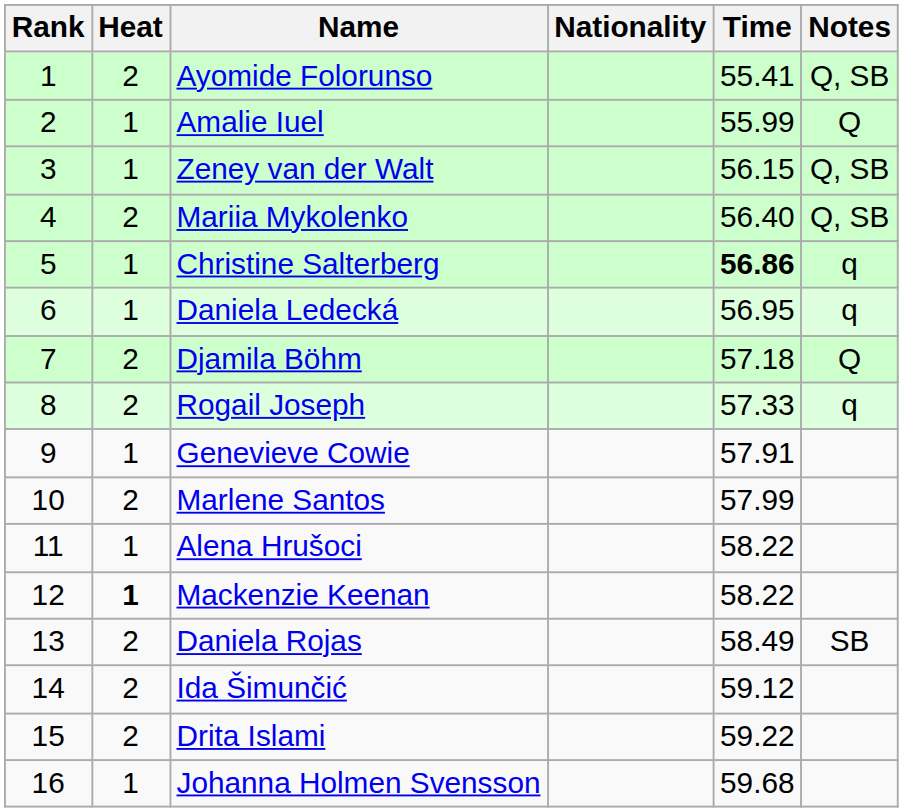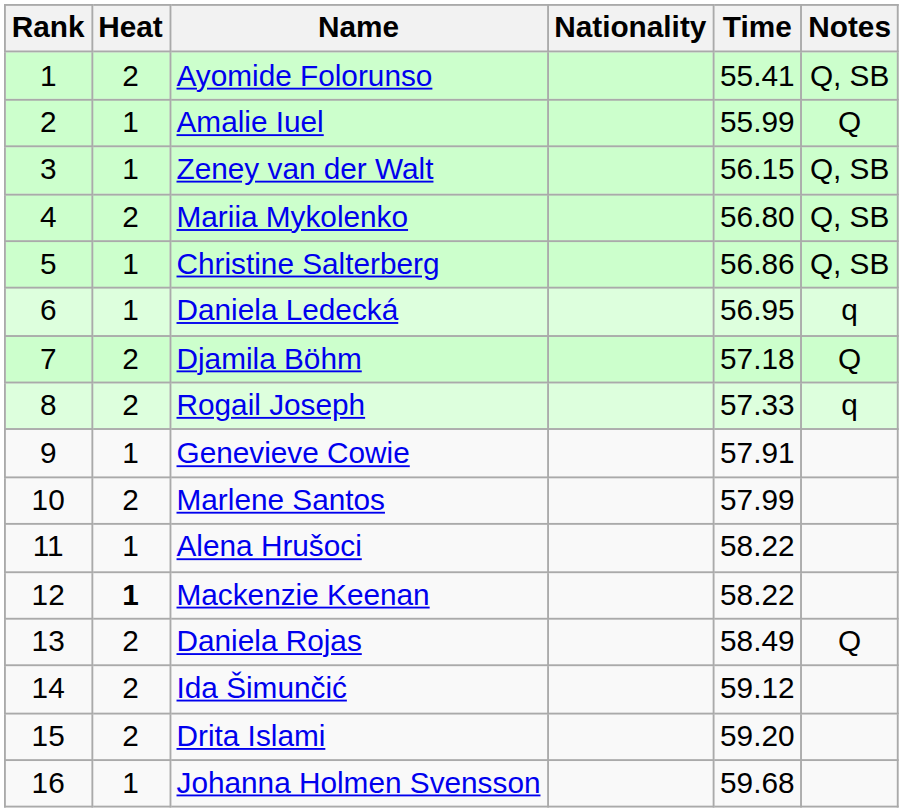(757, 216) 56.40 -> (757, 216) 56.80
(757, 264) bold -> (757, 264) normal
(850, 264) q -> (850, 264) Q, SB
(850, 641) SB -> (850, 641) Q
(757, 736) 59.22 -> (757, 736) 59.20
